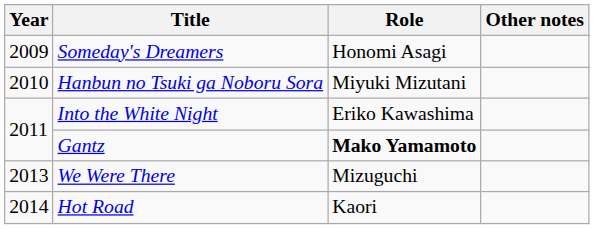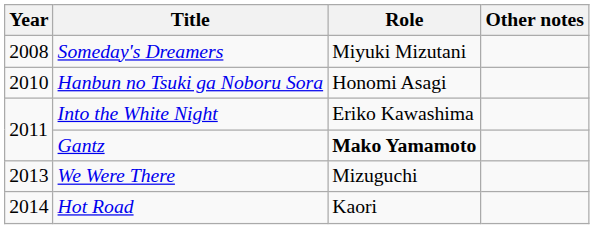(29, 51) 2009 -> (29, 51) 2008
(389, 51) Honomi Asagi -> (399, 51) Miyuki Mizutani
(399, 82) Miyuki Mizutani -> (389, 82) Honomi Asagi
